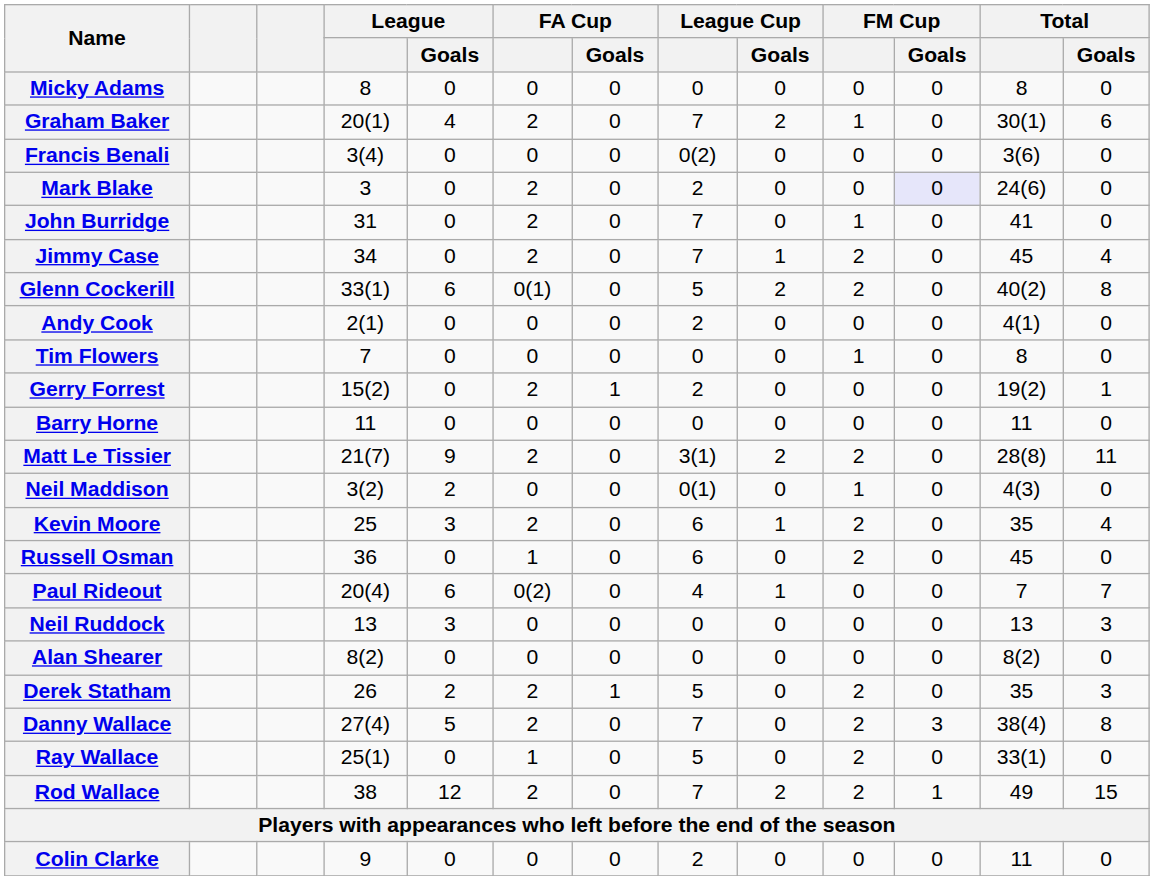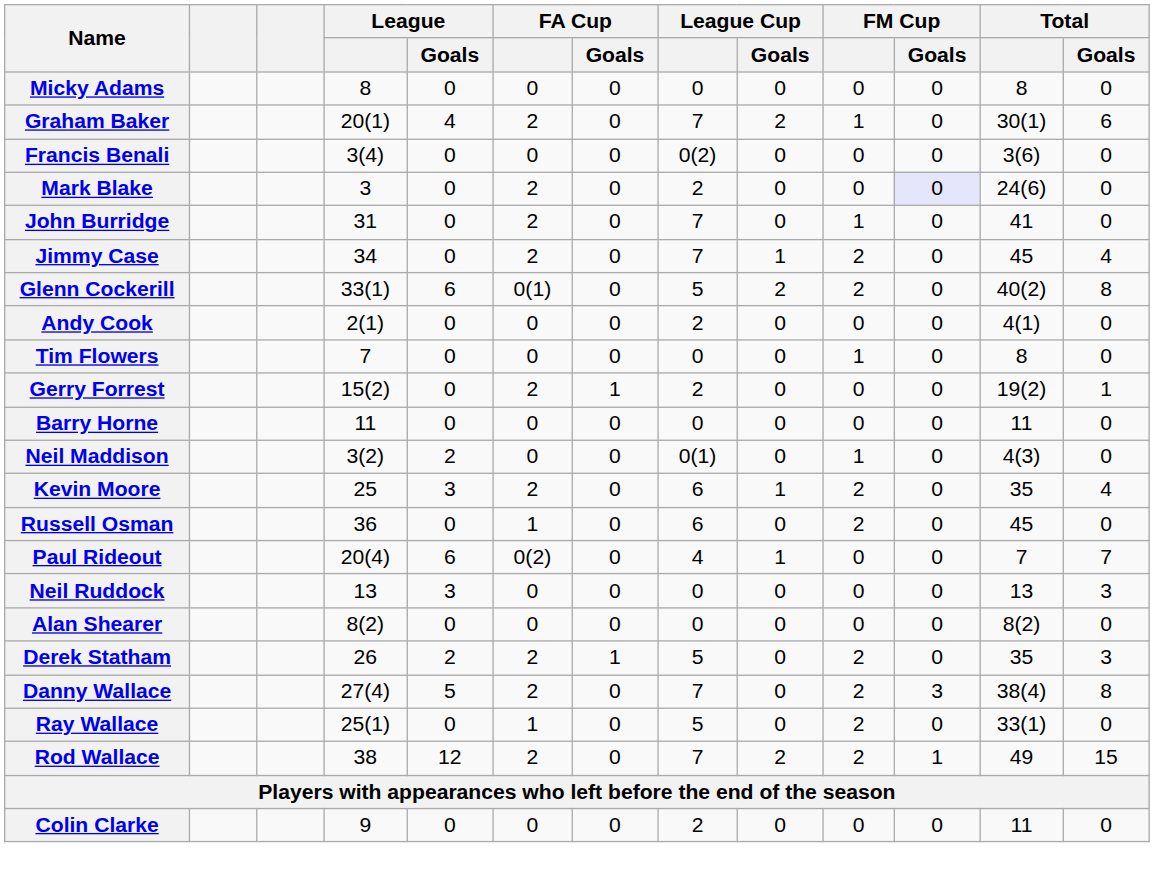- row: (97, 456)
